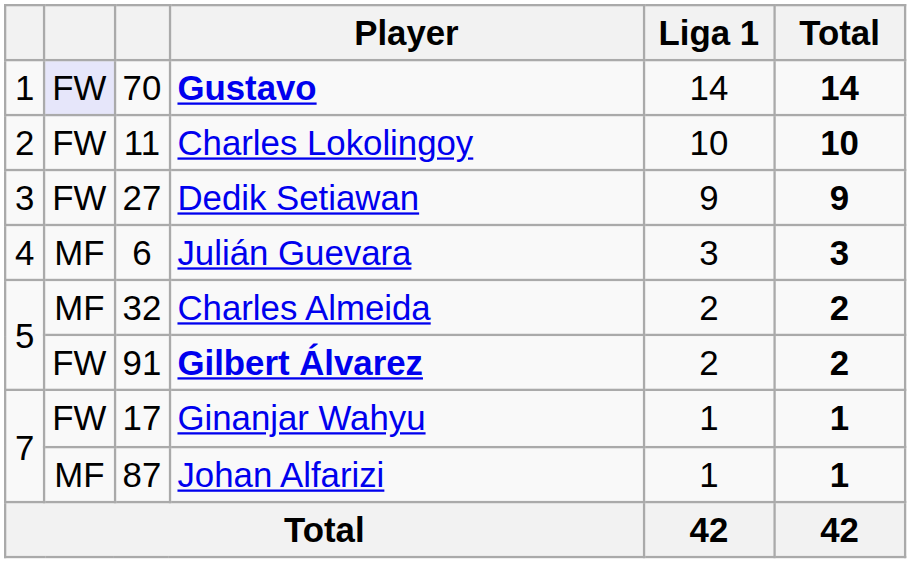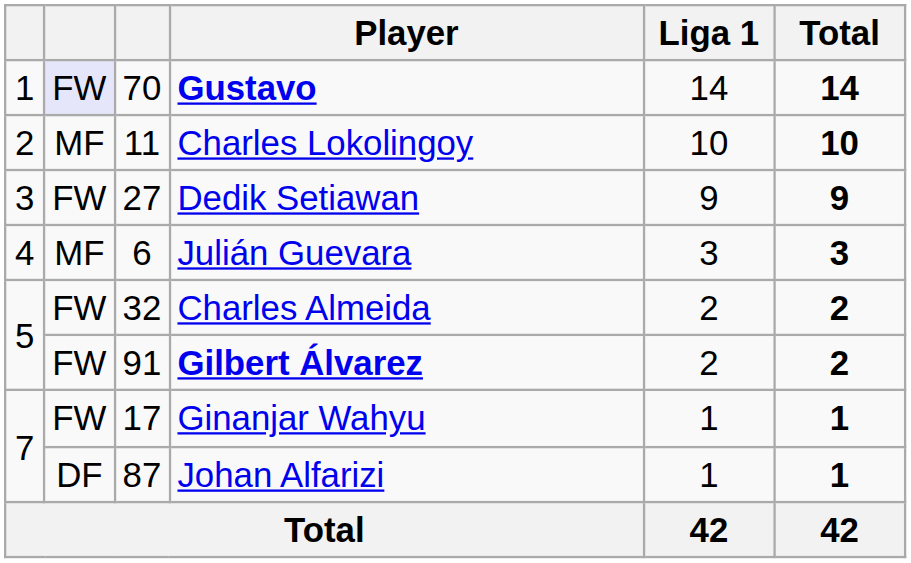(79, 143) FW -> (79, 143) MF
(79, 308) MF -> (79, 308) FW
(79, 474) MF -> (79, 474) DF
